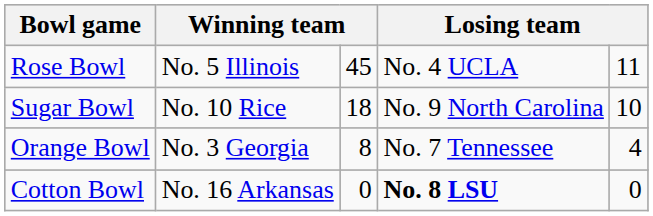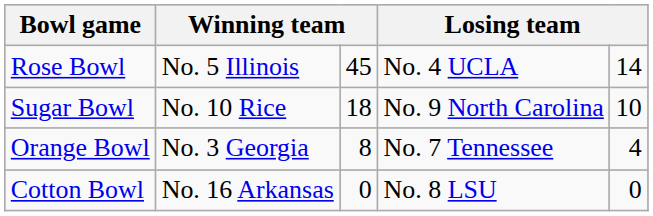(628, 66) 11 -> (629, 66) 14
(441, 189) bold -> (440, 189) normal
